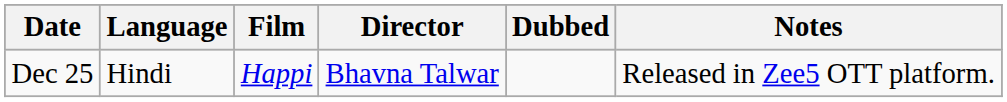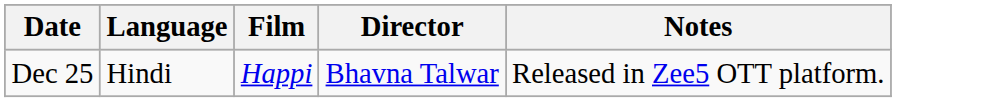- column: (561, 27)
